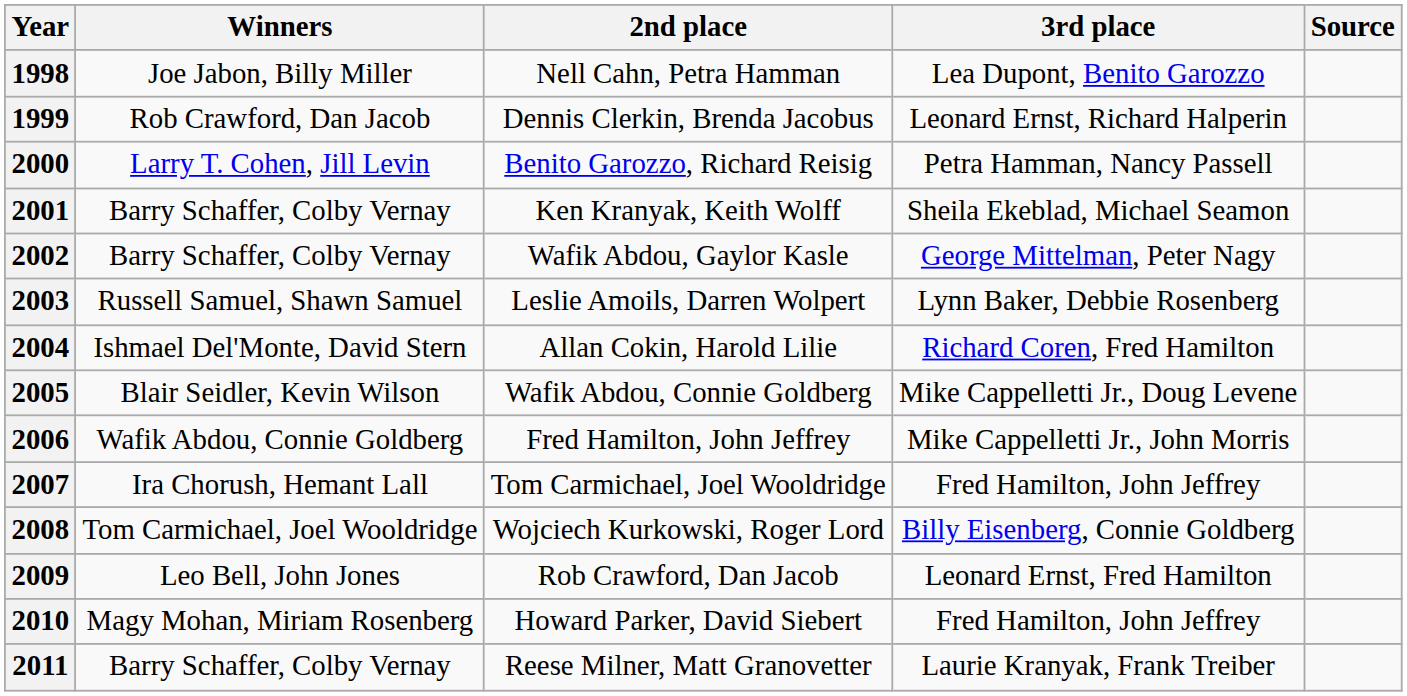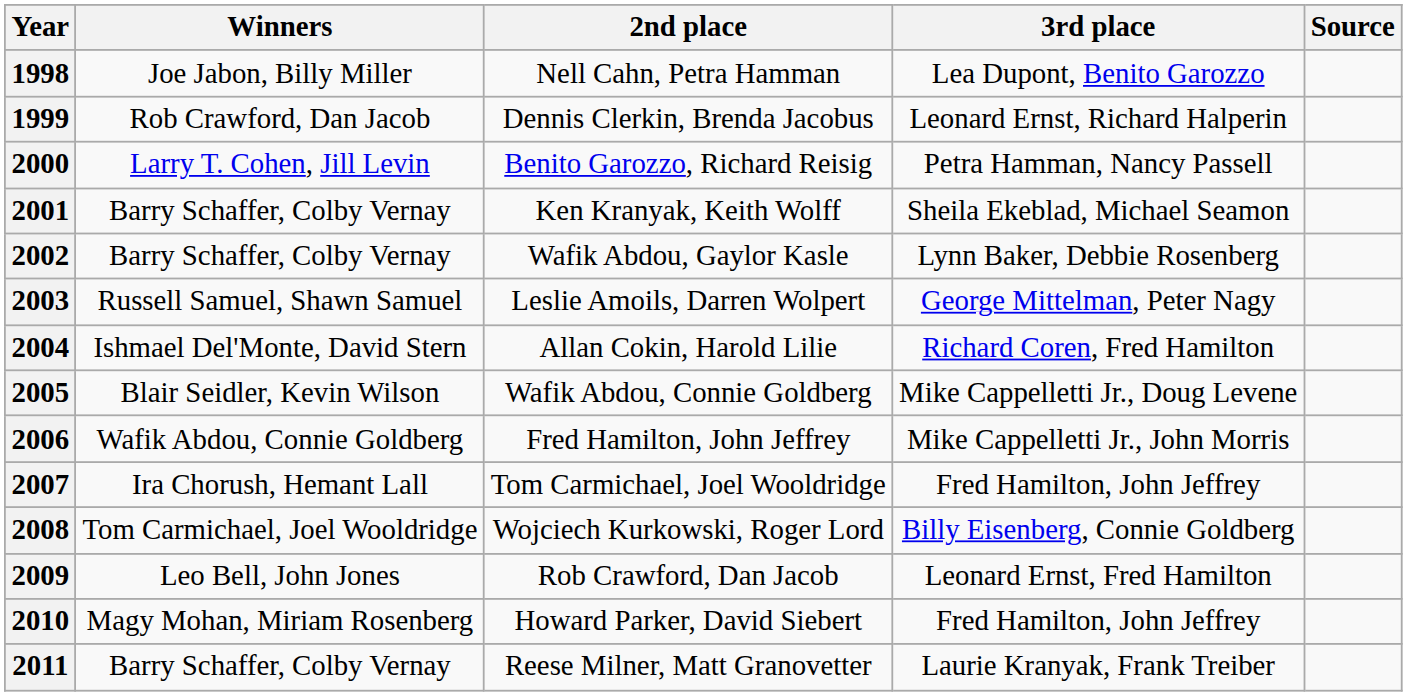(1098, 255) George Mittelman, Peter Nagy -> (1098, 255) Lynn Baker, Debbie Rosenberg
(1098, 301) Lynn Baker, Debbie Rosenberg -> (1098, 301) George Mittelman, Peter Nagy
